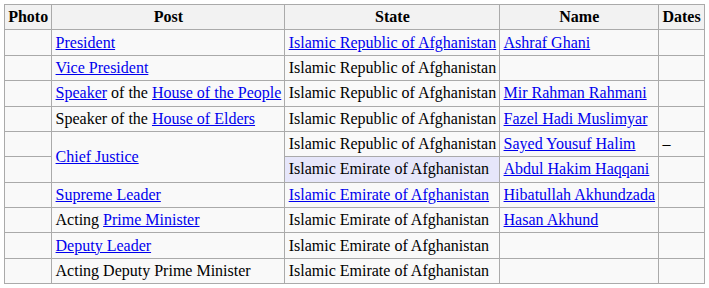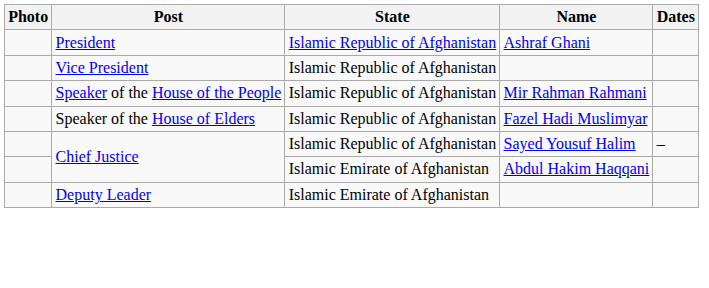(389, 169) lavender background -> (389, 169) no background
- row: (108, 194)
- row: (128, 220)
- row: (153, 270)
